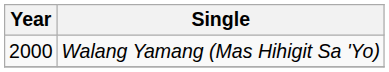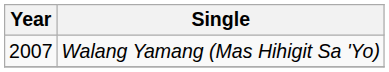(31, 50) 2000 -> (31, 50) 2007
